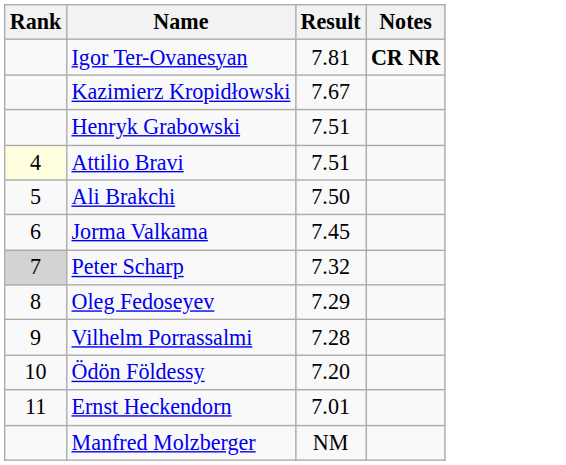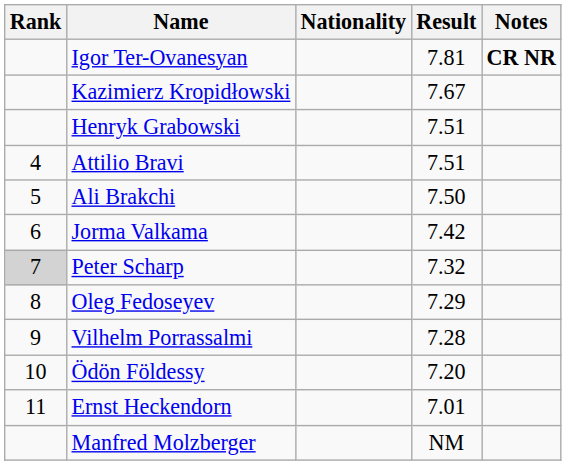+ column: (353, 22)
(36, 162) lightyellow background -> (36, 162) no background
(331, 232) 7.45 -> (446, 232) 7.42
